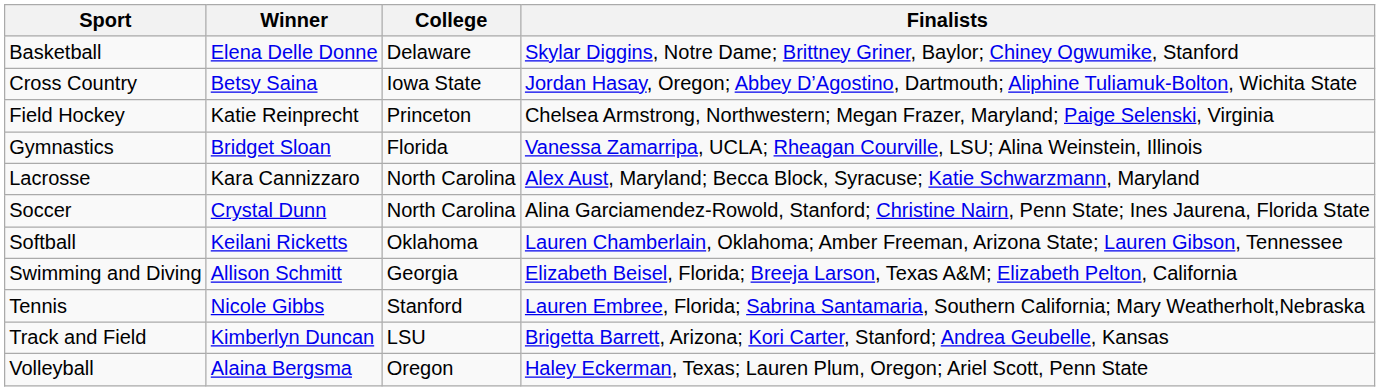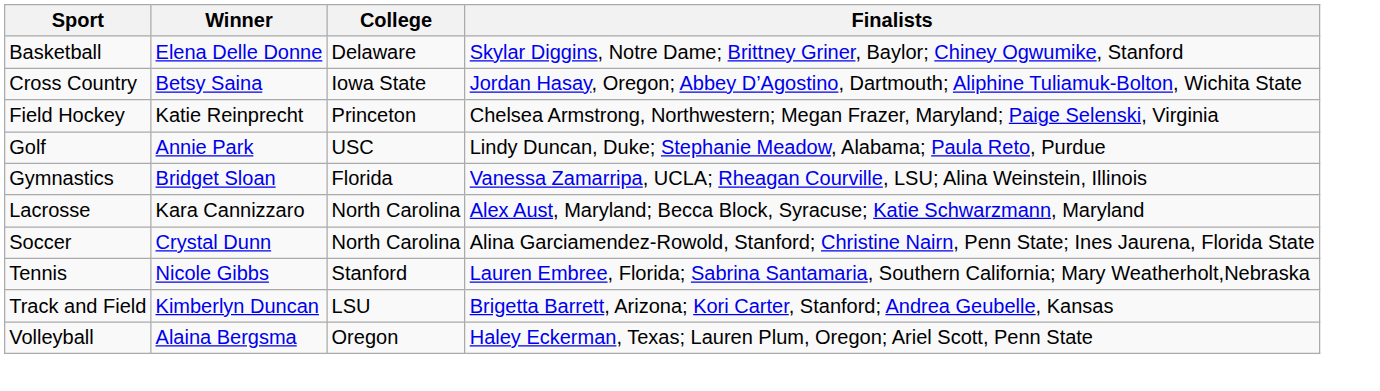+ row: (28, 147)
- row: (43, 242)
- row: (105, 274)
